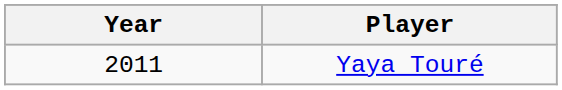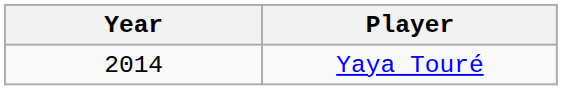(134, 65) 2011 -> (134, 65) 2014
